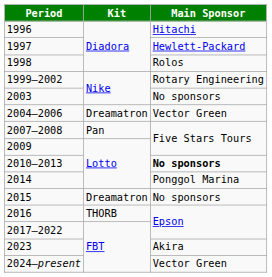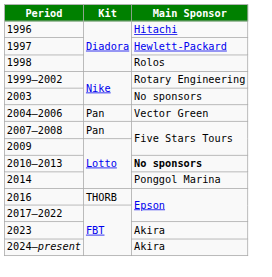(117, 113) Dreamatron -> (95, 113) Pan
- row: (19, 197)
(190, 264) Vector Green -> (150, 247) Akira
